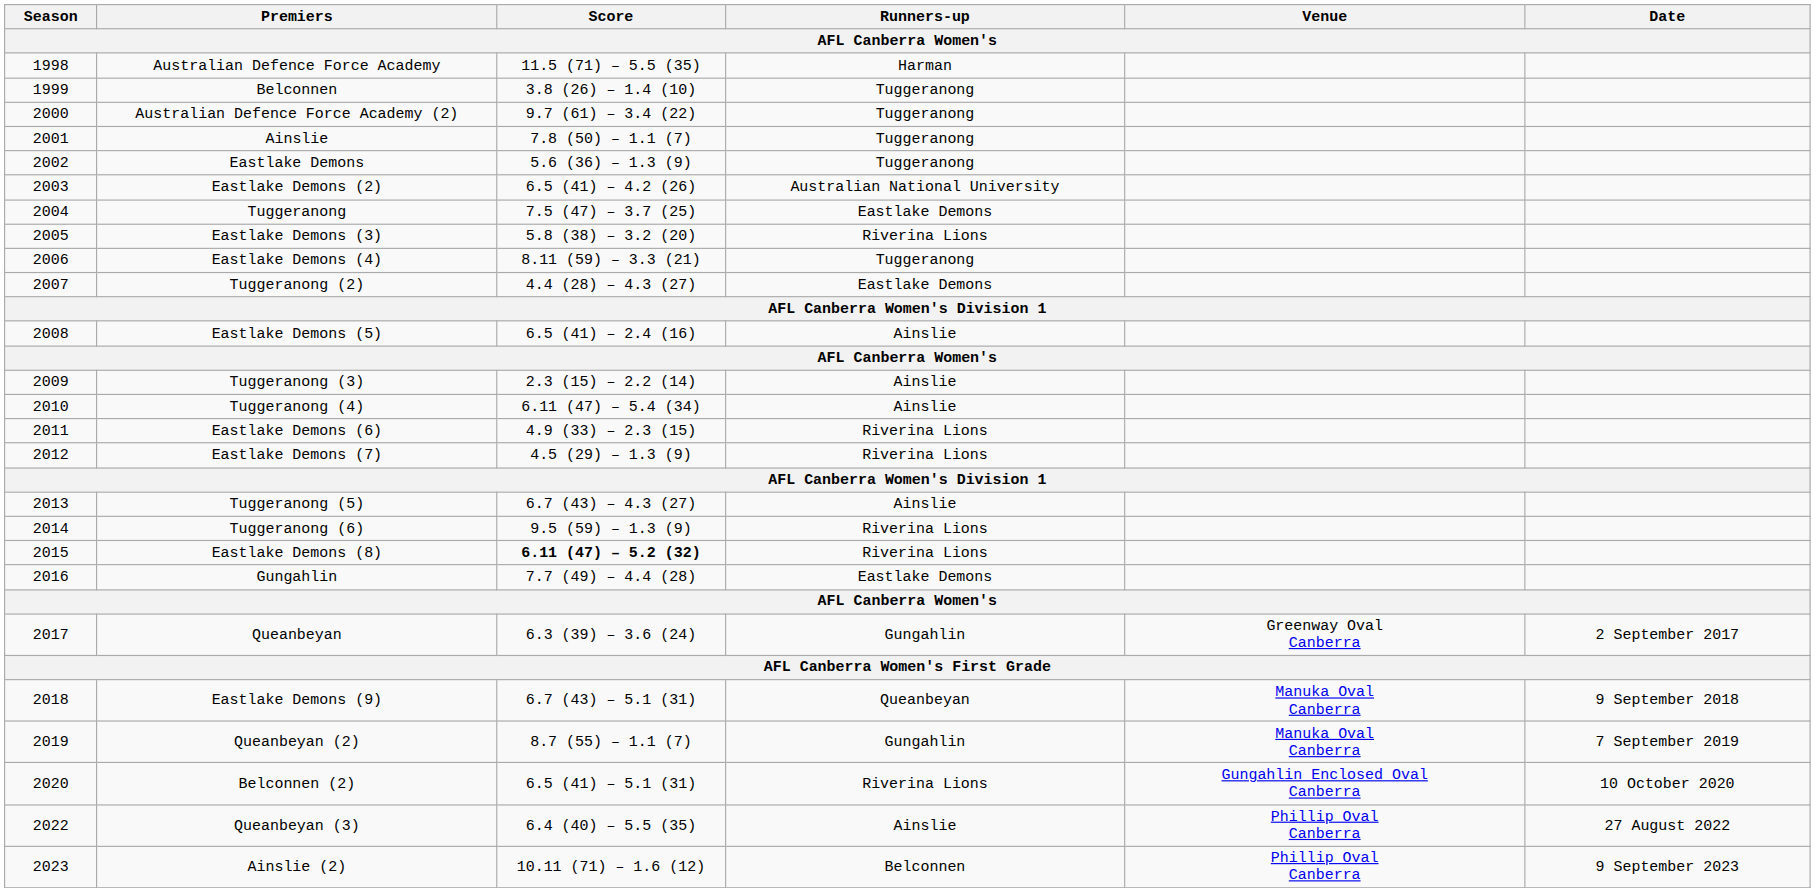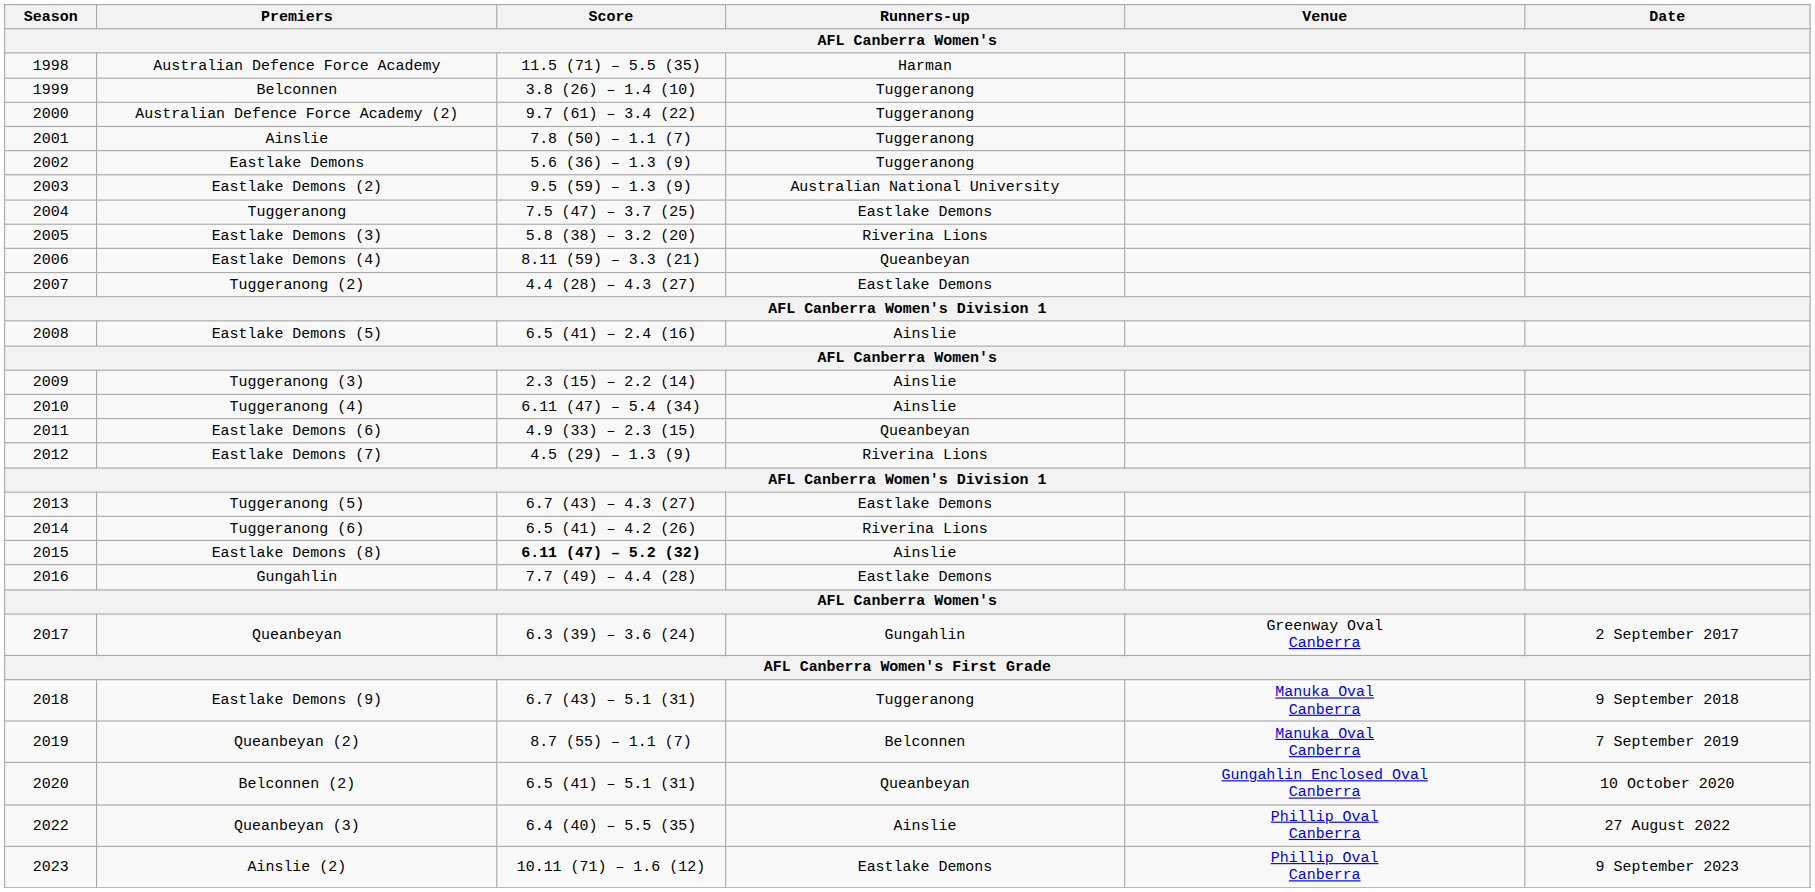(611, 187) 6.5 (41) – 4.2 (26) -> (611, 187) 9.5 (59) – 1.3 (9)
(925, 260) Tuggeranong -> (925, 260) Queanbeyan
(925, 431) Riverina Lions -> (925, 431) Queanbeyan
(925, 504) Ainslie -> (925, 504) Eastlake Demons
(611, 528) 9.5 (59) – 1.3 (9) -> (611, 528) 6.5 (41) – 4.2 (26)
(925, 553) Riverina Lions -> (925, 553) Ainslie
(925, 701) Queanbeyan -> (925, 701) Tuggeranong
(925, 742) Gungahlin -> (925, 742) Belconnen
(925, 784) Riverina Lions -> (925, 784) Queanbeyan
(925, 867) Belconnen -> (925, 867) Eastlake Demons
